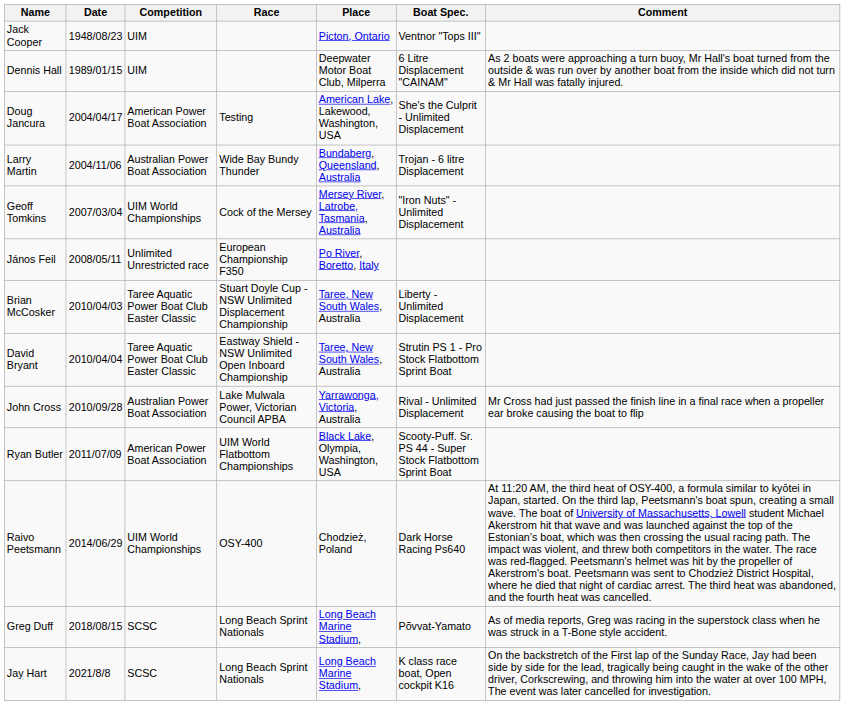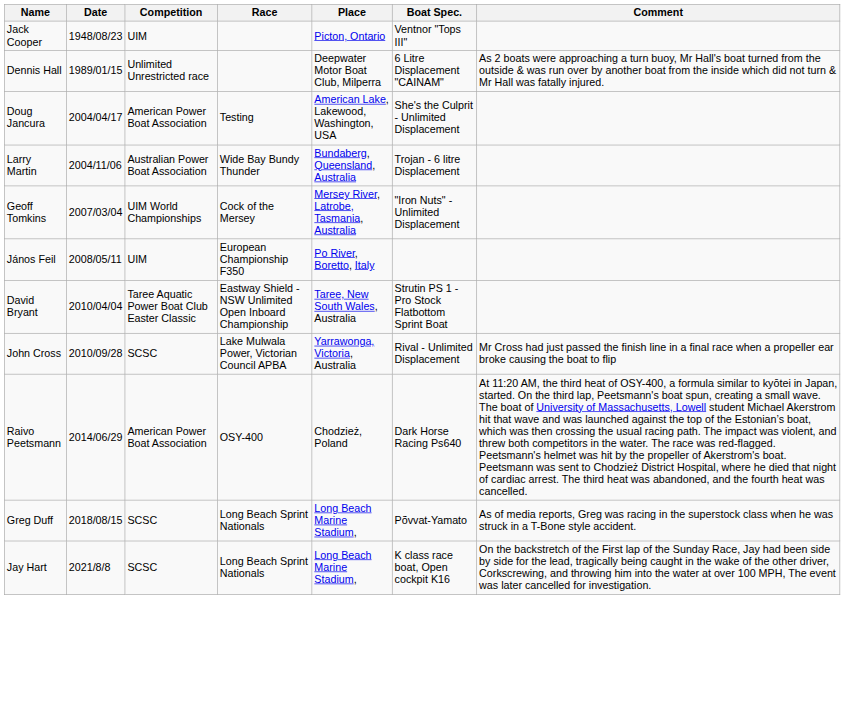(137, 71) UIM -> (168, 71) Unlimited Unrestricted race
(168, 259) Unlimited Unrestricted race -> (137, 259) UIM
- row: (31, 306)
(168, 407) Australian Power Boat Association -> (142, 354) SCSC
- row: (35, 454)
(164, 543) UIM World Championships -> (167, 437) American Power Boat Association
